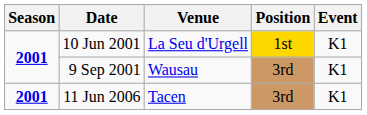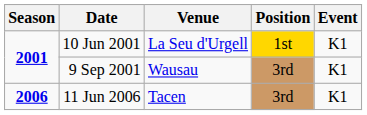(32, 96) 2001 -> (32, 96) 2006
